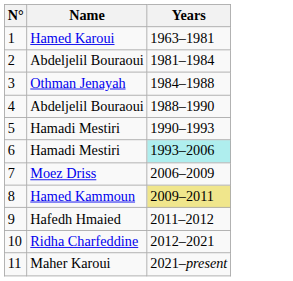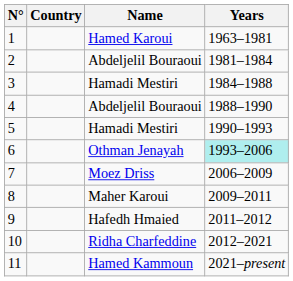+ column: (56, 15)
(78, 83) Othman Jenayah -> (133, 83) Hamadi Mestiri
(75, 151) Hamadi Mestiri -> (136, 151) Othman Jenayah
(83, 196) Hamed Kammoun -> (128, 196) Maher Karoui
(182, 196) khaki background -> (240, 196) no background
(70, 264) Maher Karoui -> (141, 264) Hamed Kammoun
